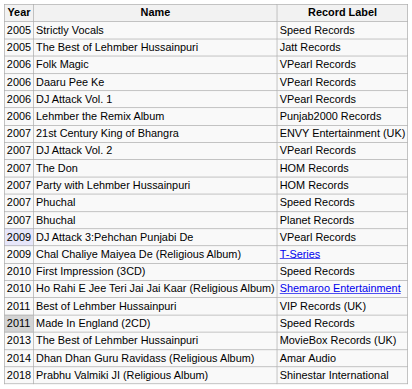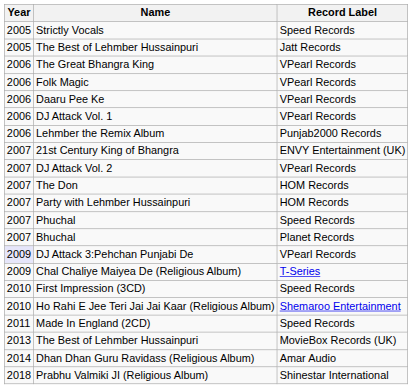+ row: (95, 64)
- row: (106, 306)
(19, 323) lightgrey background -> (19, 323) no background
